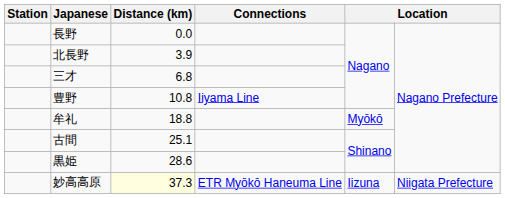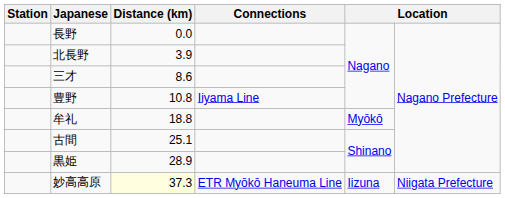(184, 76) 6.8 -> (184, 76) 8.6
(181, 161) 28.6 -> (181, 161) 28.9
